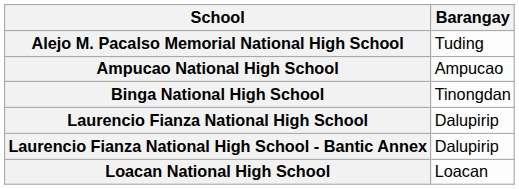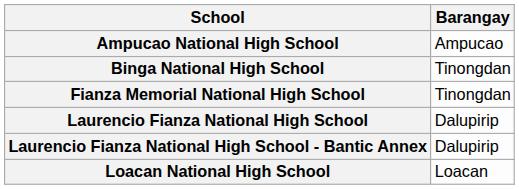- row: (218, 44)
+ row: (218, 95)
